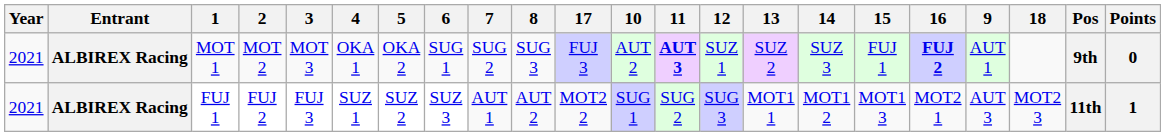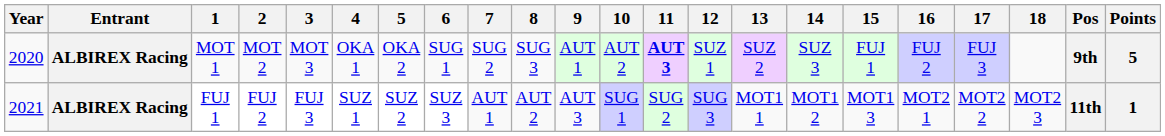columns swapped: (988, 18) <-> (583, 18)
(26, 57) 2021 -> (26, 57) 2020
(938, 57) bold -> (926, 57) normal
(1133, 57) 0 -> (1133, 57) 5
